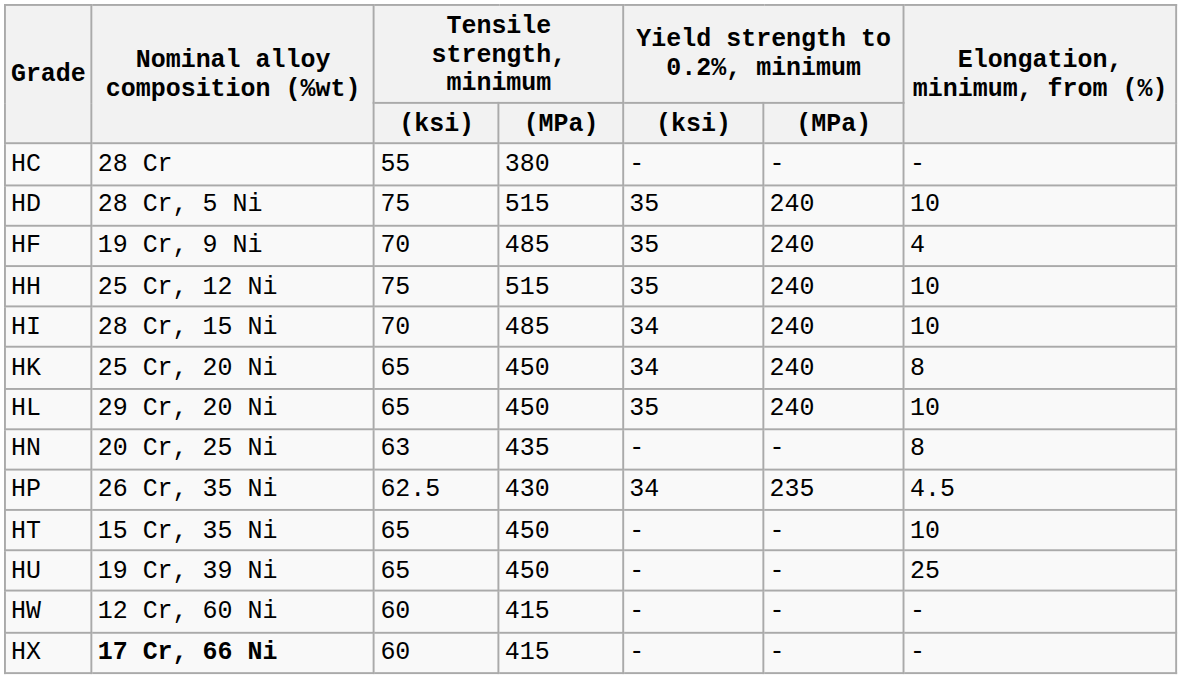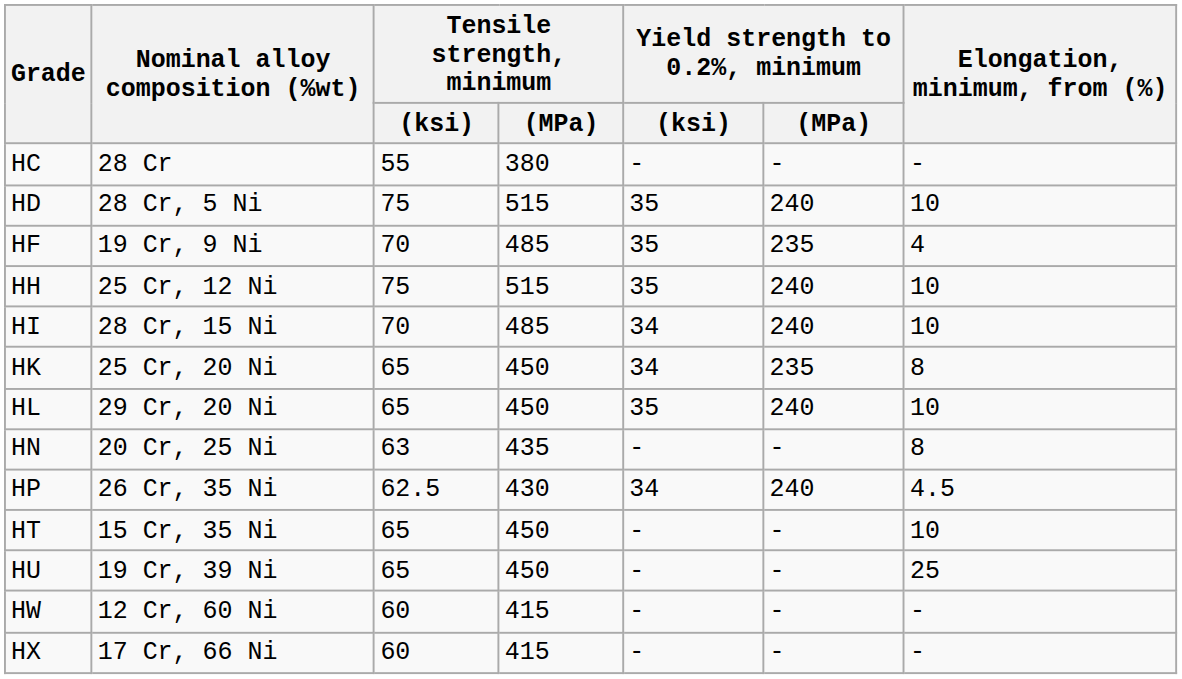(792, 246) 240 -> (792, 246) 235
(792, 368) 240 -> (792, 368) 235
(792, 490) 235 -> (792, 490) 240
(188, 652) bold -> (188, 652) normal
